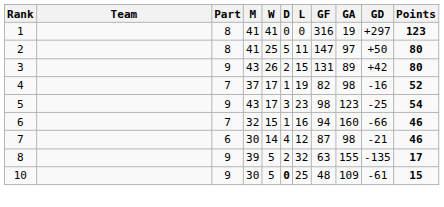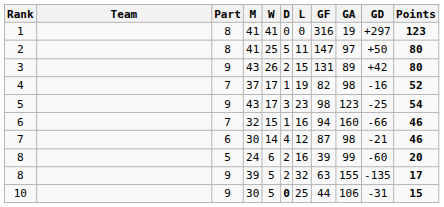+ row: (20, 158)
(324, 176) 48 -> (324, 194) 44
(349, 176) 109 -> (349, 194) 106
(377, 176) -61 -> (377, 194) -31
